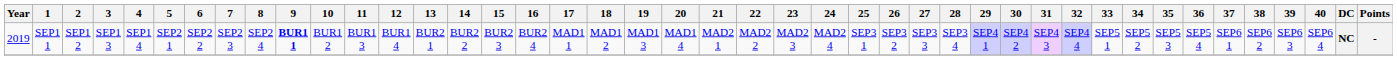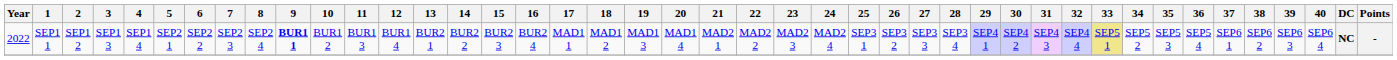(18, 38) 2019 -> (18, 38) 2022
(1107, 38) no background -> (1107, 38) khaki background
